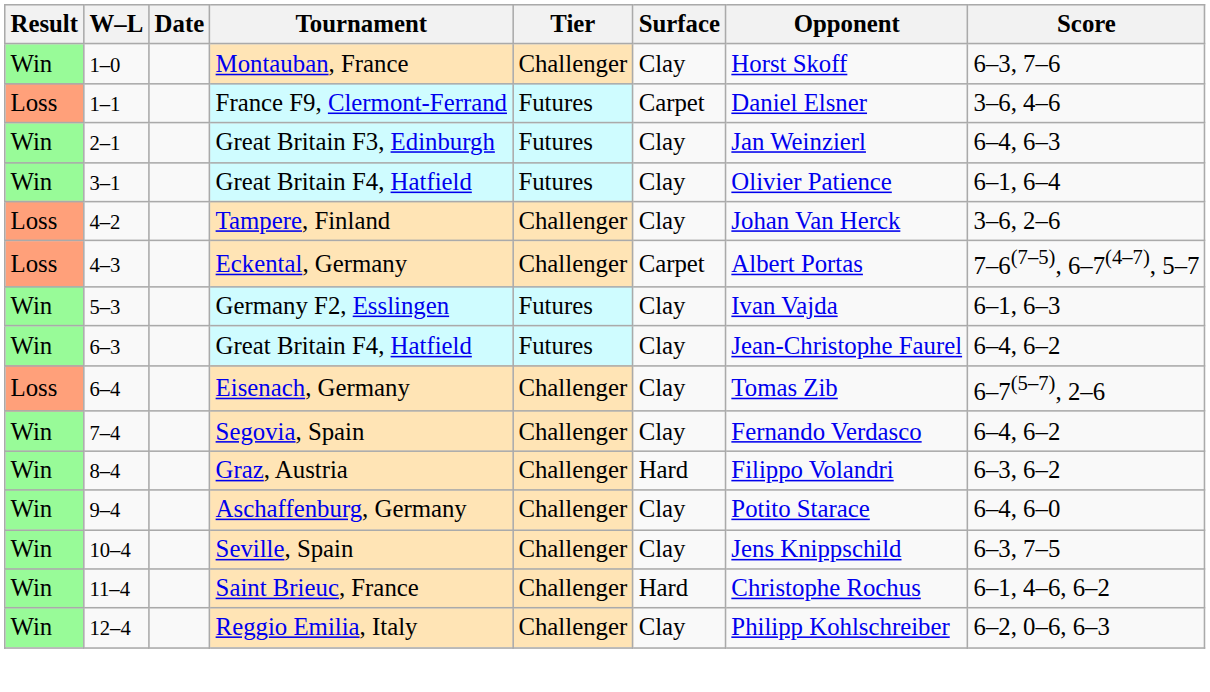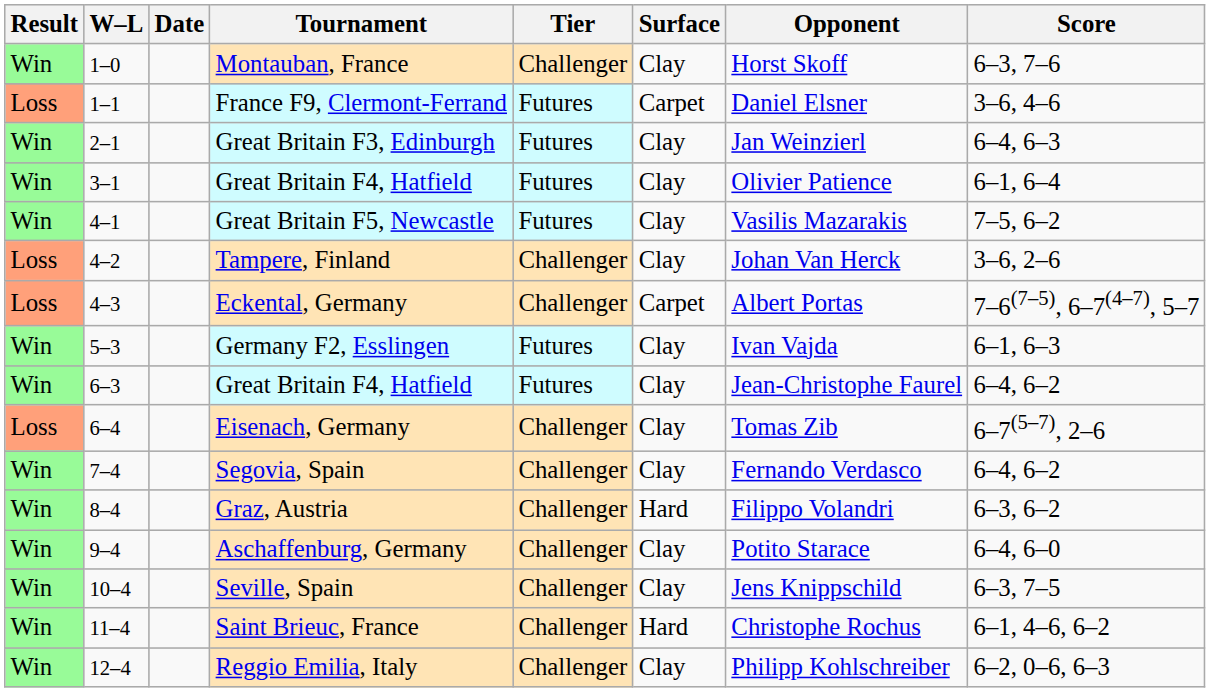+ row: (105, 222)
